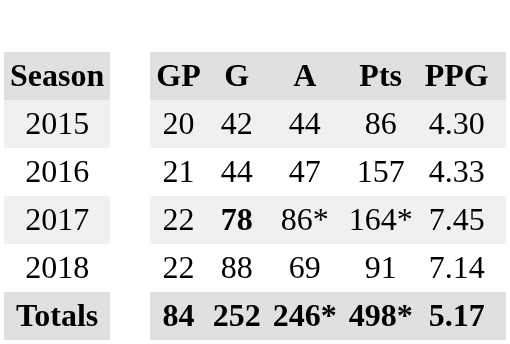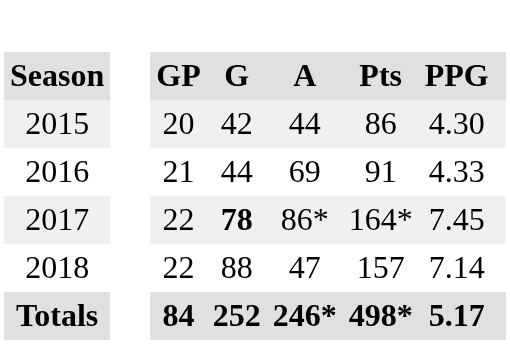(305, 171) 47 -> (305, 171) 69
(381, 171) 157 -> (381, 171) 91
(305, 267) 69 -> (305, 267) 47
(381, 267) 91 -> (381, 267) 157
